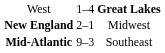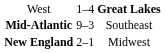rows swapped: (39, 42) <-> (39, 25)
